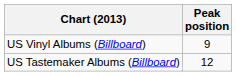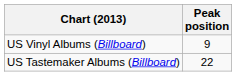(207, 62) 12 -> (207, 62) 22
